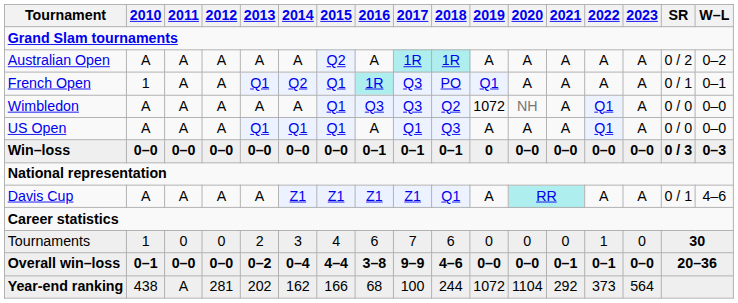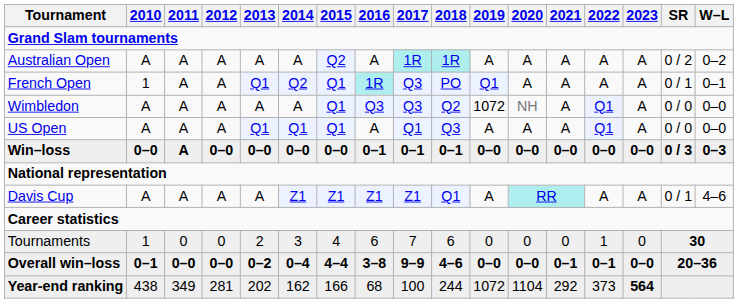(184, 151) 0–0 -> (184, 151) A
(489, 151) 0 -> (489, 151) 0–0
(184, 286) A -> (184, 286) 349
(642, 286) normal -> (642, 286) bold
